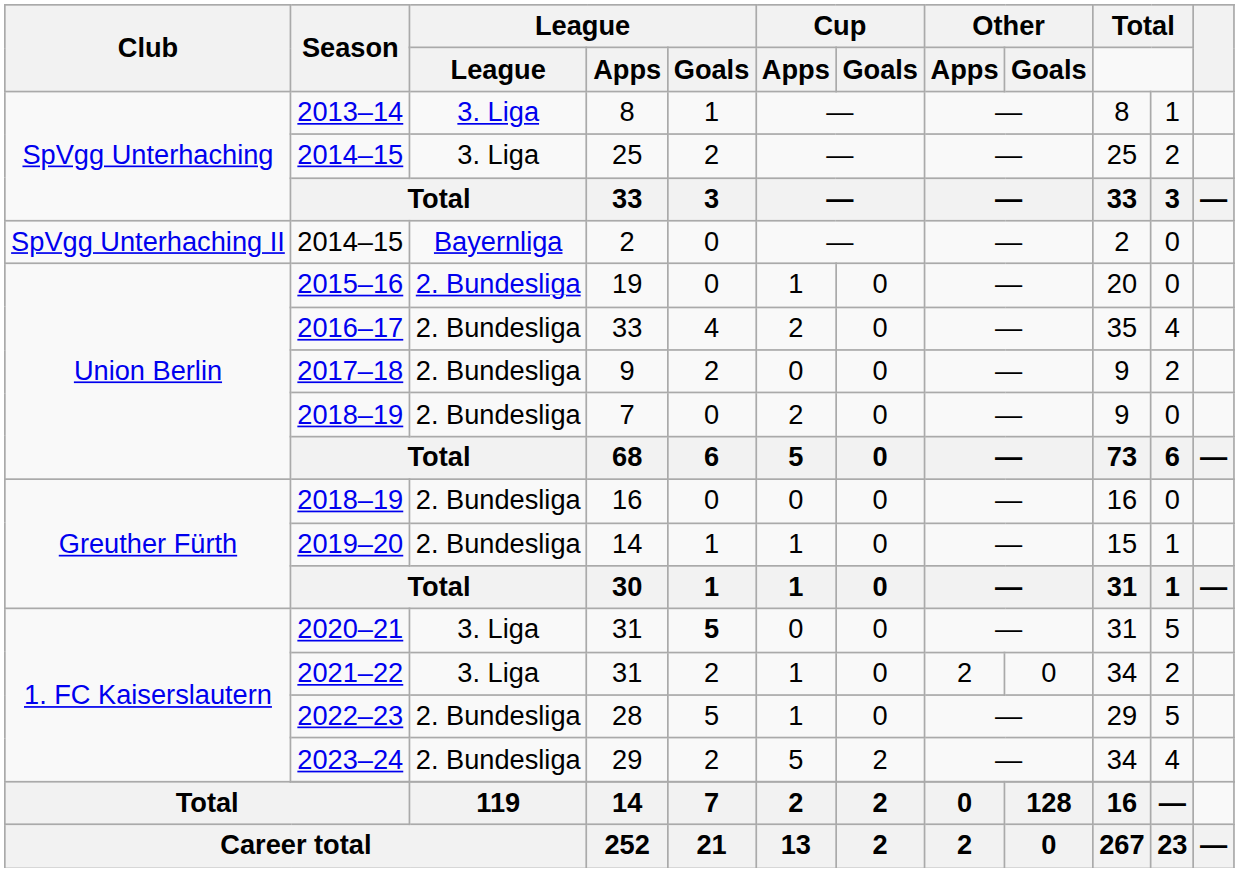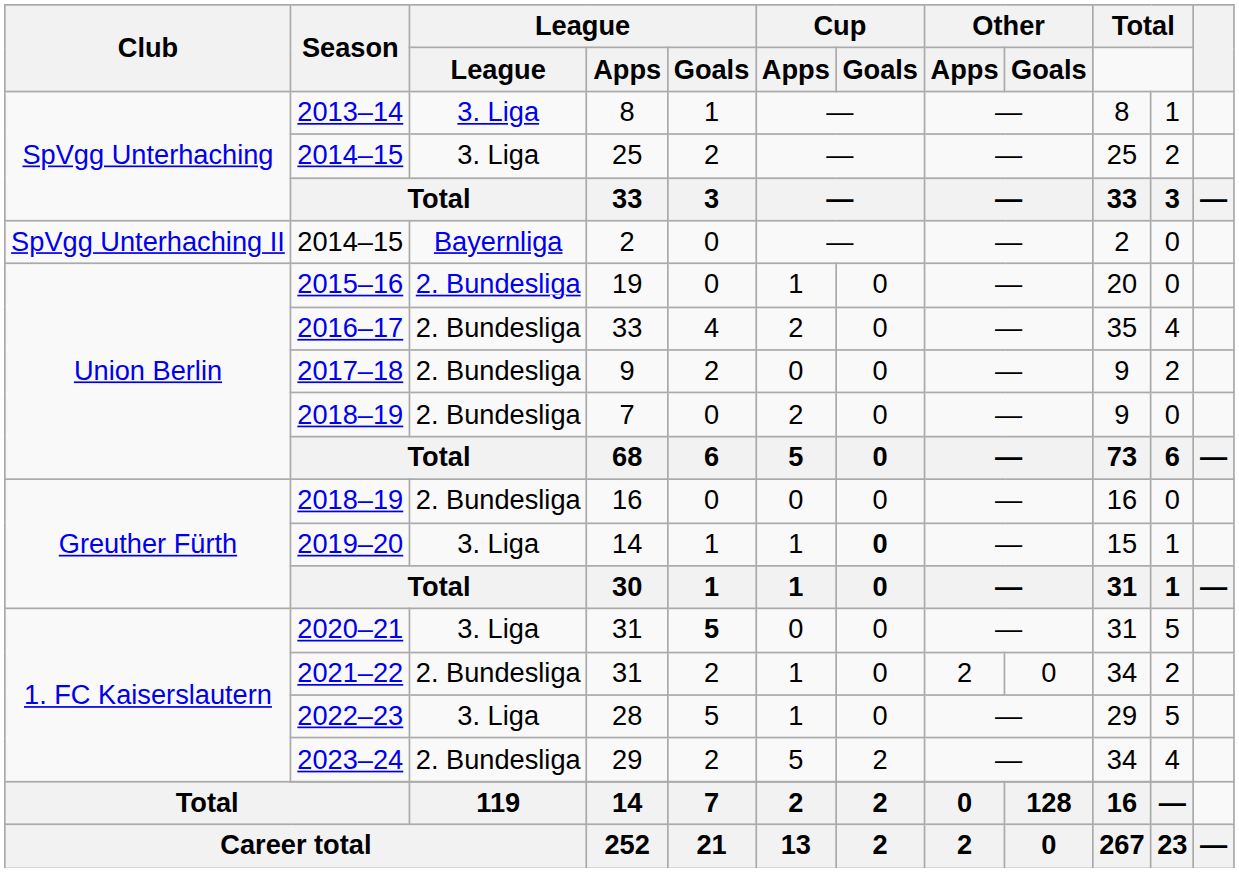(498, 543) 2. Bundesliga -> (498, 543) 3. Liga
(880, 543) normal -> (880, 543) bold
(498, 673) 3. Liga -> (498, 673) 2. Bundesliga
(498, 716) 2. Bundesliga -> (498, 716) 3. Liga
